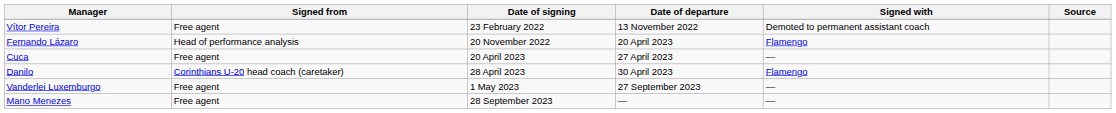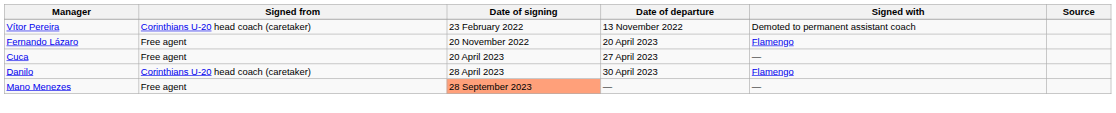(196, 27) Free agent -> (226, 27) Corinthians U-20 head coach (caretaker)
(236, 42) Head of performance analysis -> (164, 42) Free agent
- row: (54, 87)
(511, 101) no background -> (490, 87) lightsalmon background
